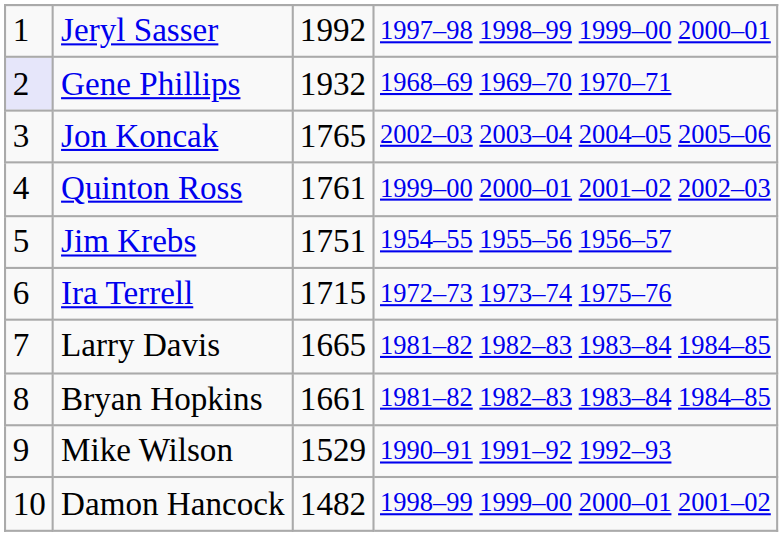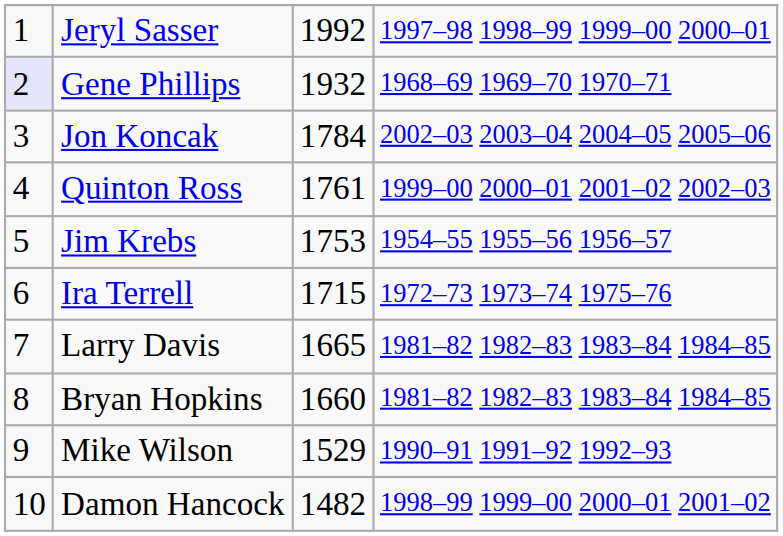(333, 135) 1765 -> (333, 135) 1784
(333, 240) 1751 -> (333, 240) 1753
(333, 398) 1661 -> (333, 398) 1660
